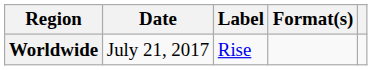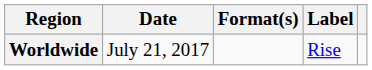columns swapped: (313, 19) <-> (241, 19)
